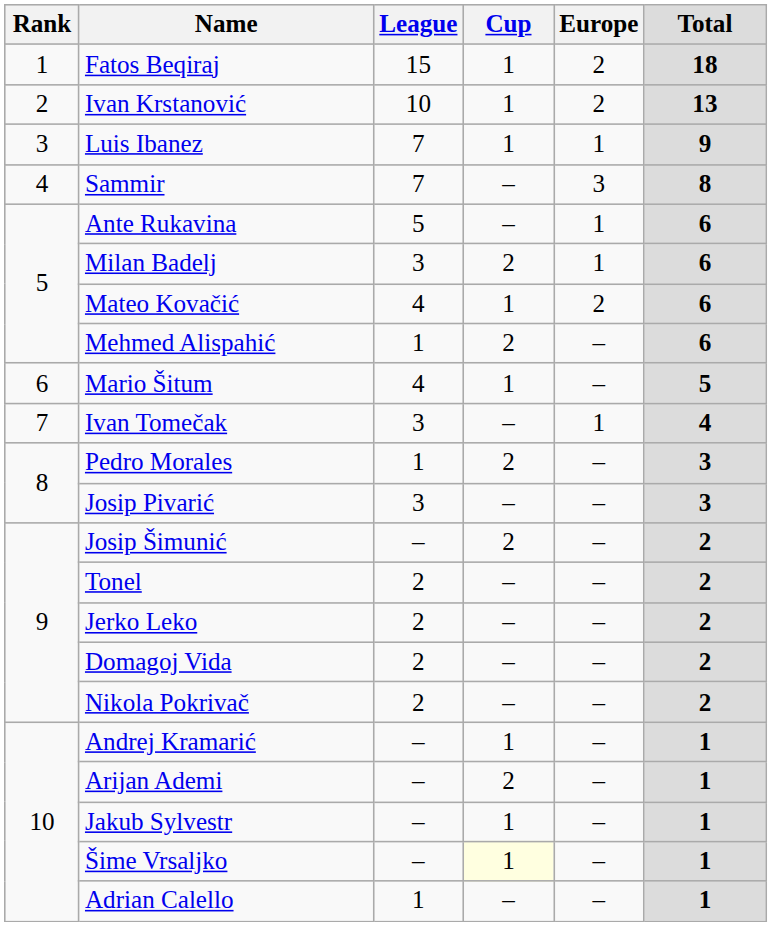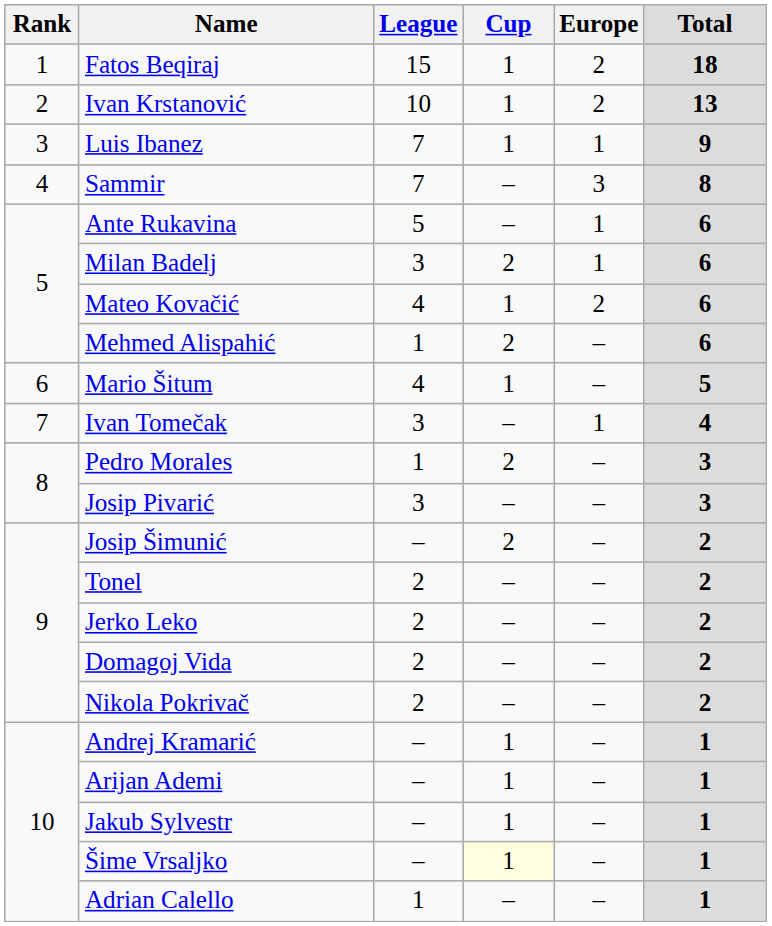(508, 781) 2 -> (508, 781) 1
